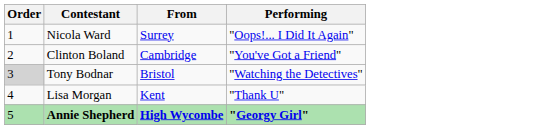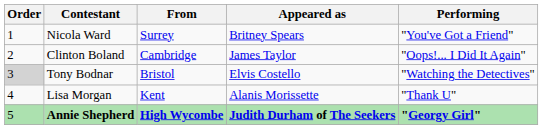+ column: (312, 14)
(291, 34) "Oops!... I Did It Again" -> (457, 34) "You've Got a Friend"
(285, 54) "You've Got a Friend" -> (463, 54) "Oops!... I Did It Again"
